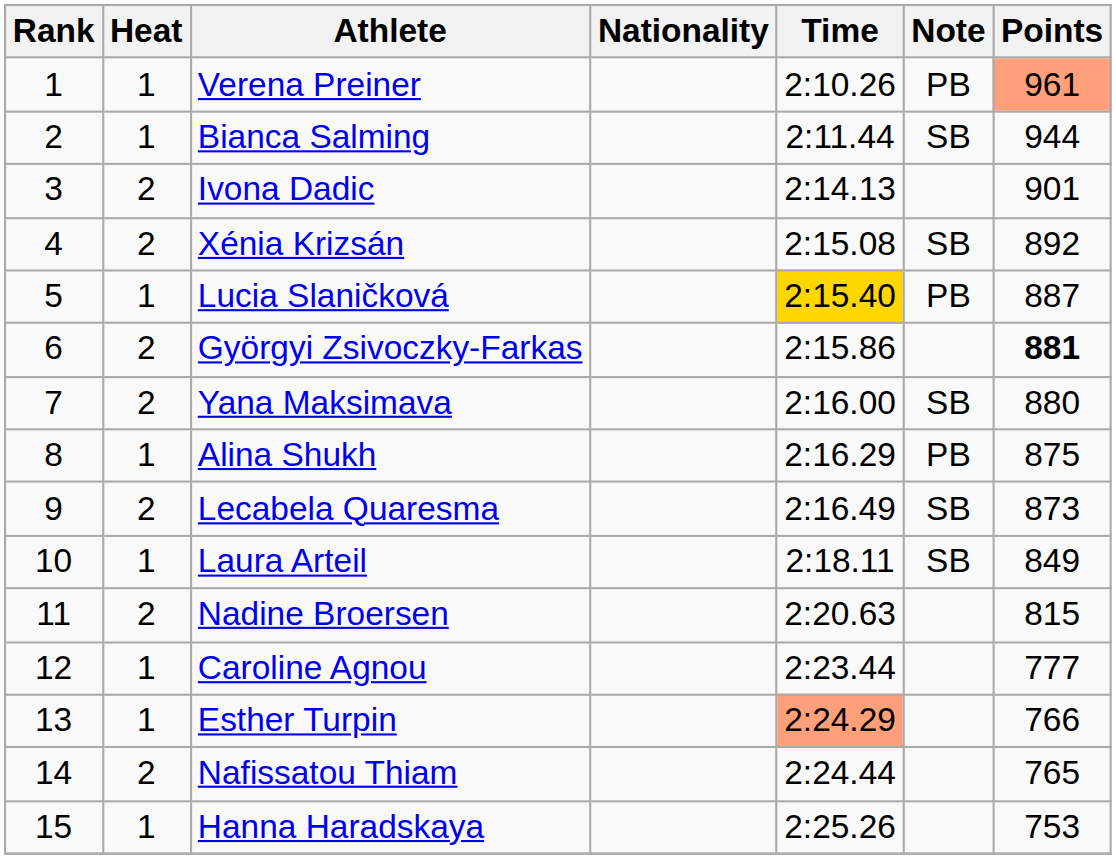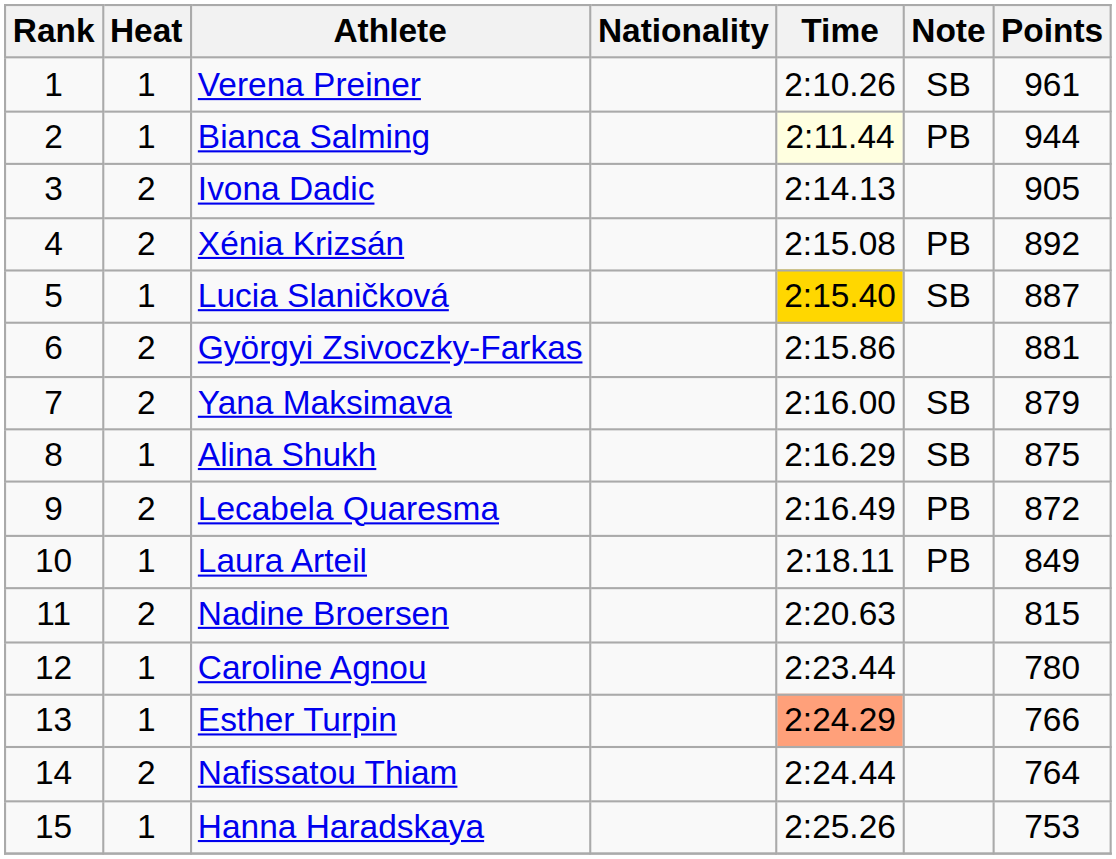(948, 84) PB -> (948, 84) SB
(1052, 84) lightsalmon background -> (1052, 84) no background
(840, 137) no background -> (840, 137) lightyellow background
(948, 137) SB -> (948, 137) PB
(1052, 190) 901 -> (1052, 190) 905
(948, 243) SB -> (948, 243) PB
(948, 296) PB -> (948, 296) SB
(1052, 349) bold -> (1052, 349) normal
(1052, 402) 880 -> (1052, 402) 879
(948, 455) PB -> (948, 455) SB
(948, 508) SB -> (948, 508) PB
(1052, 508) 873 -> (1052, 508) 872
(948, 561) SB -> (948, 561) PB
(1052, 667) 777 -> (1052, 667) 780
(1052, 773) 765 -> (1052, 773) 764
